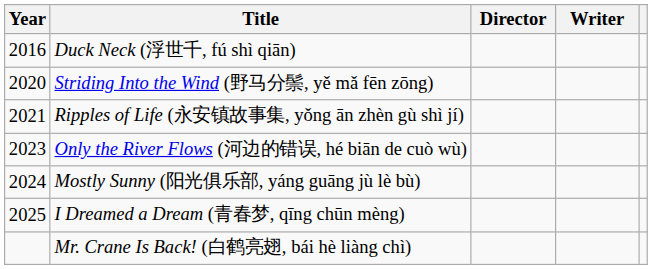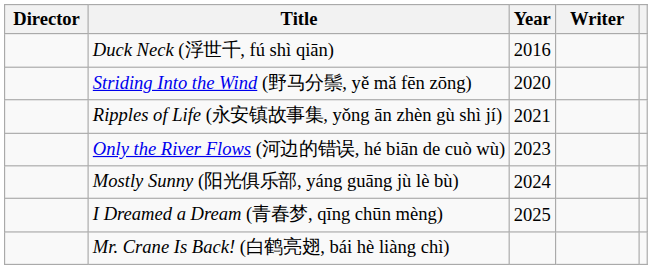columns swapped: (27, 19) <-> (513, 19)
